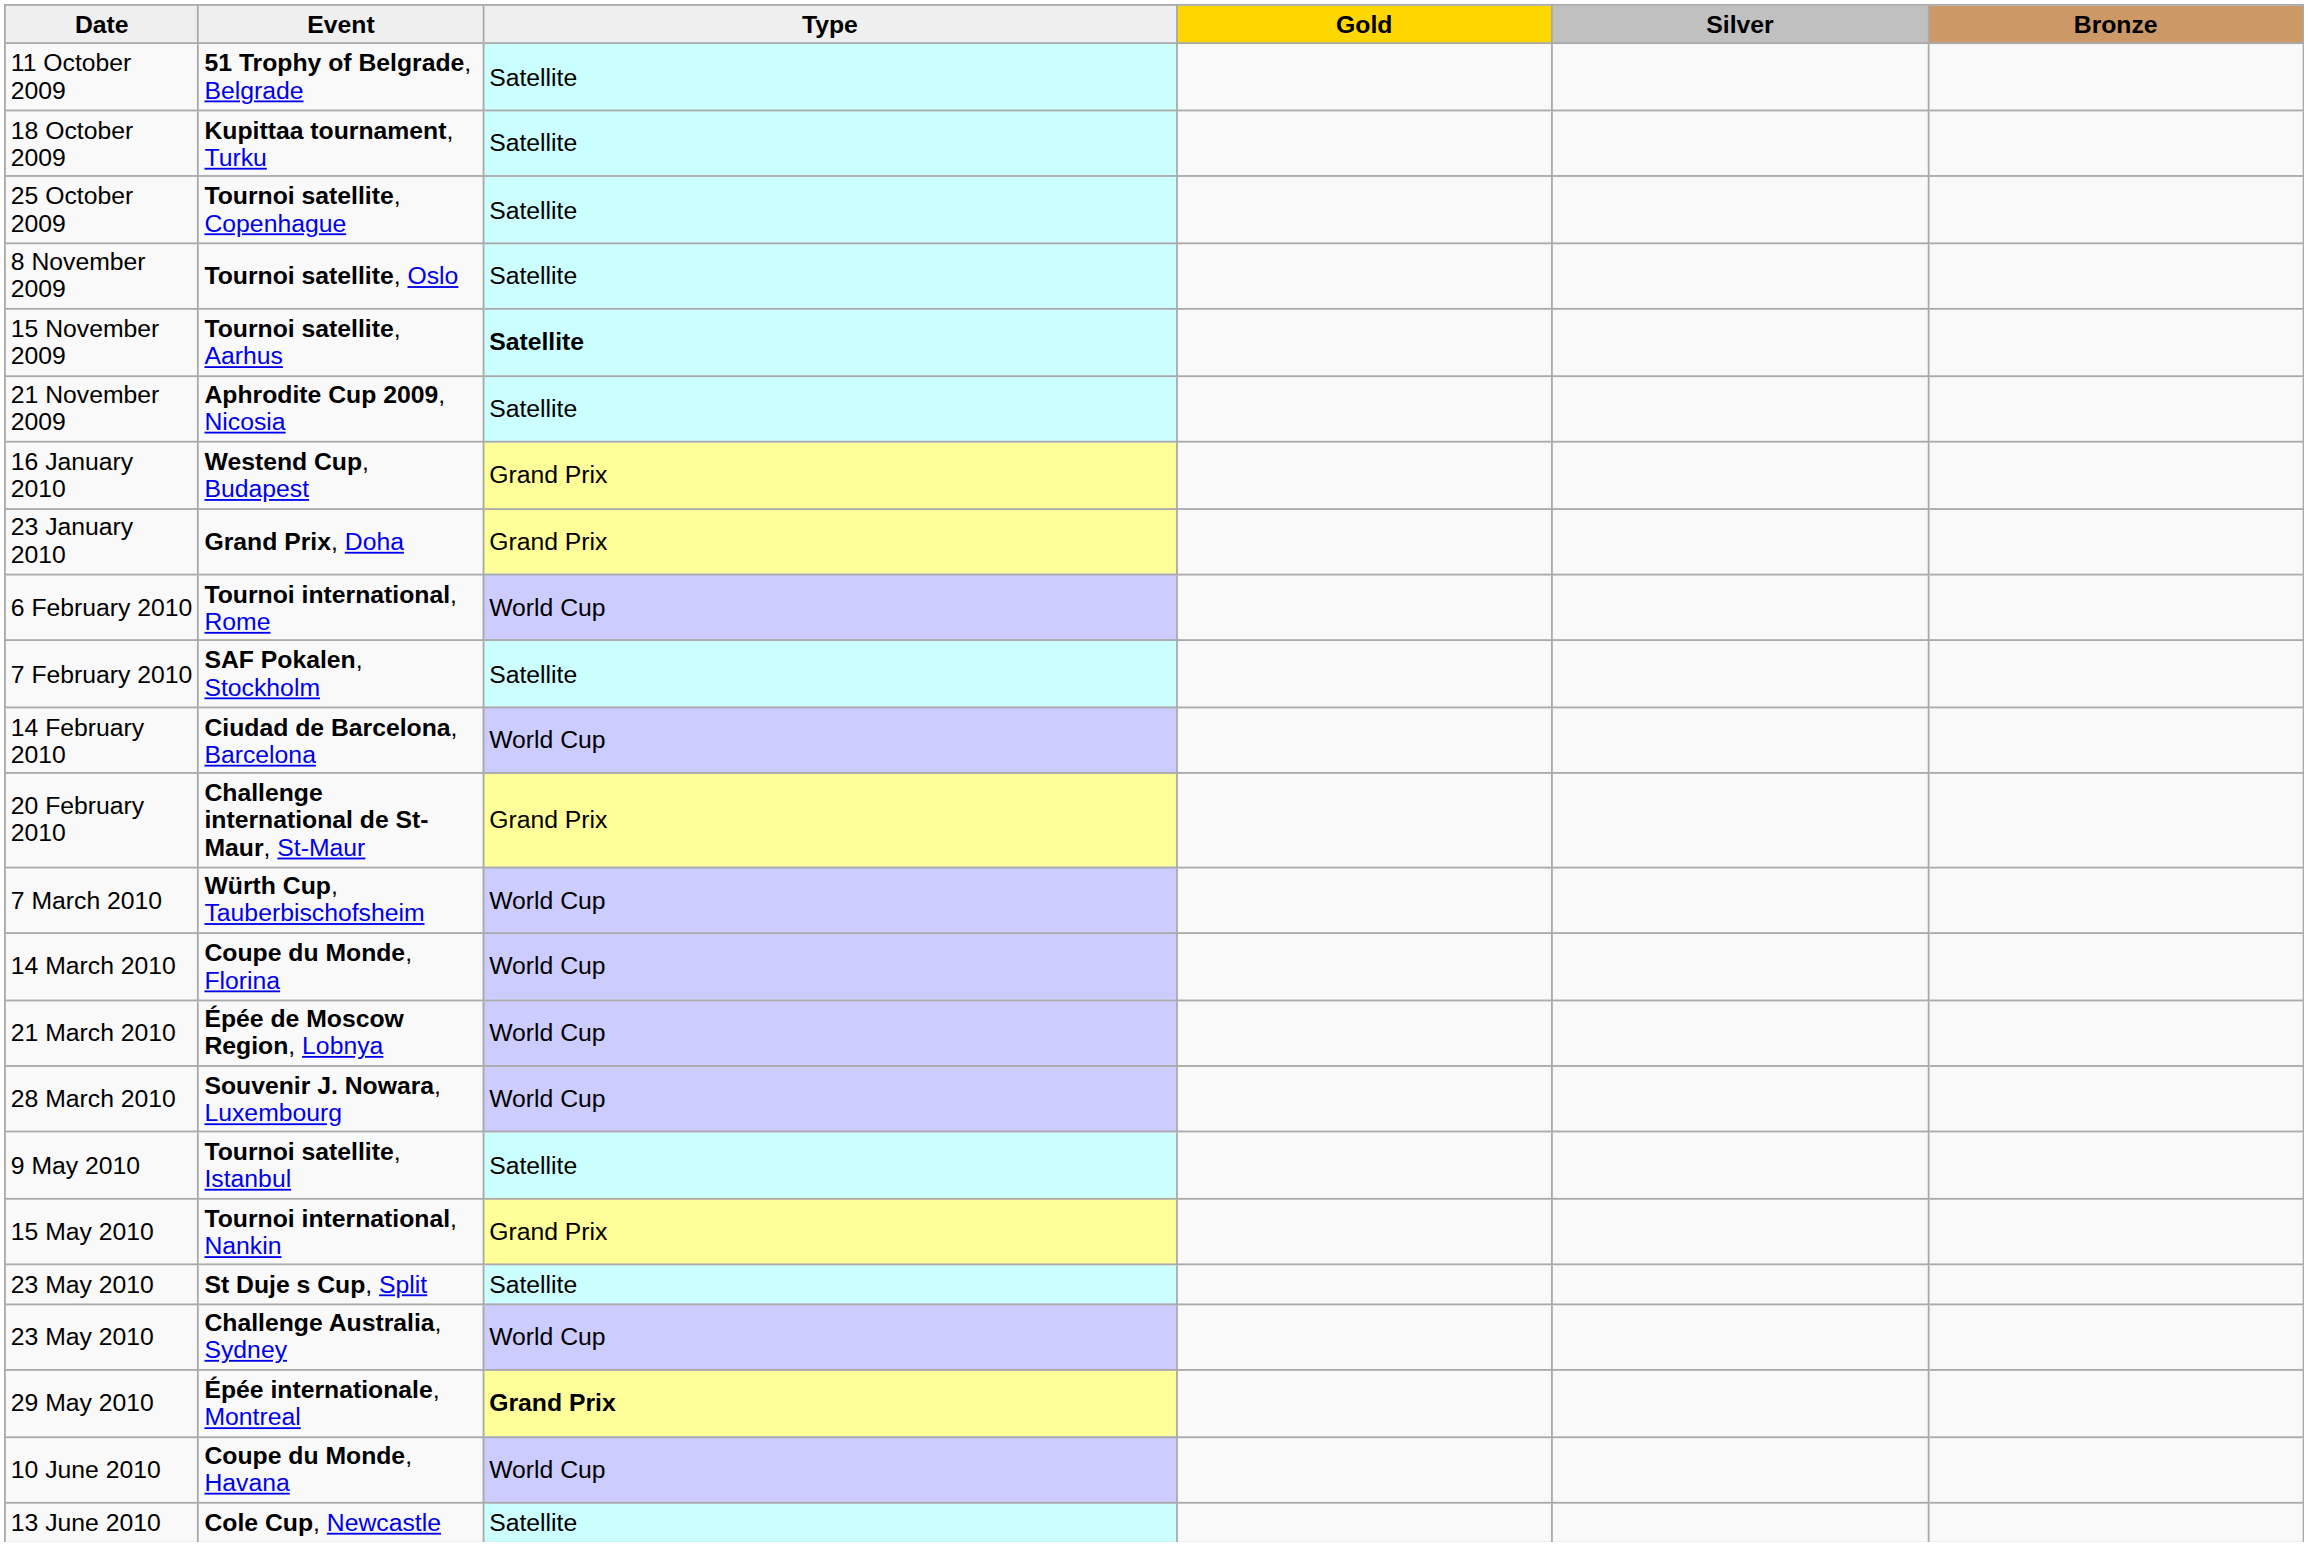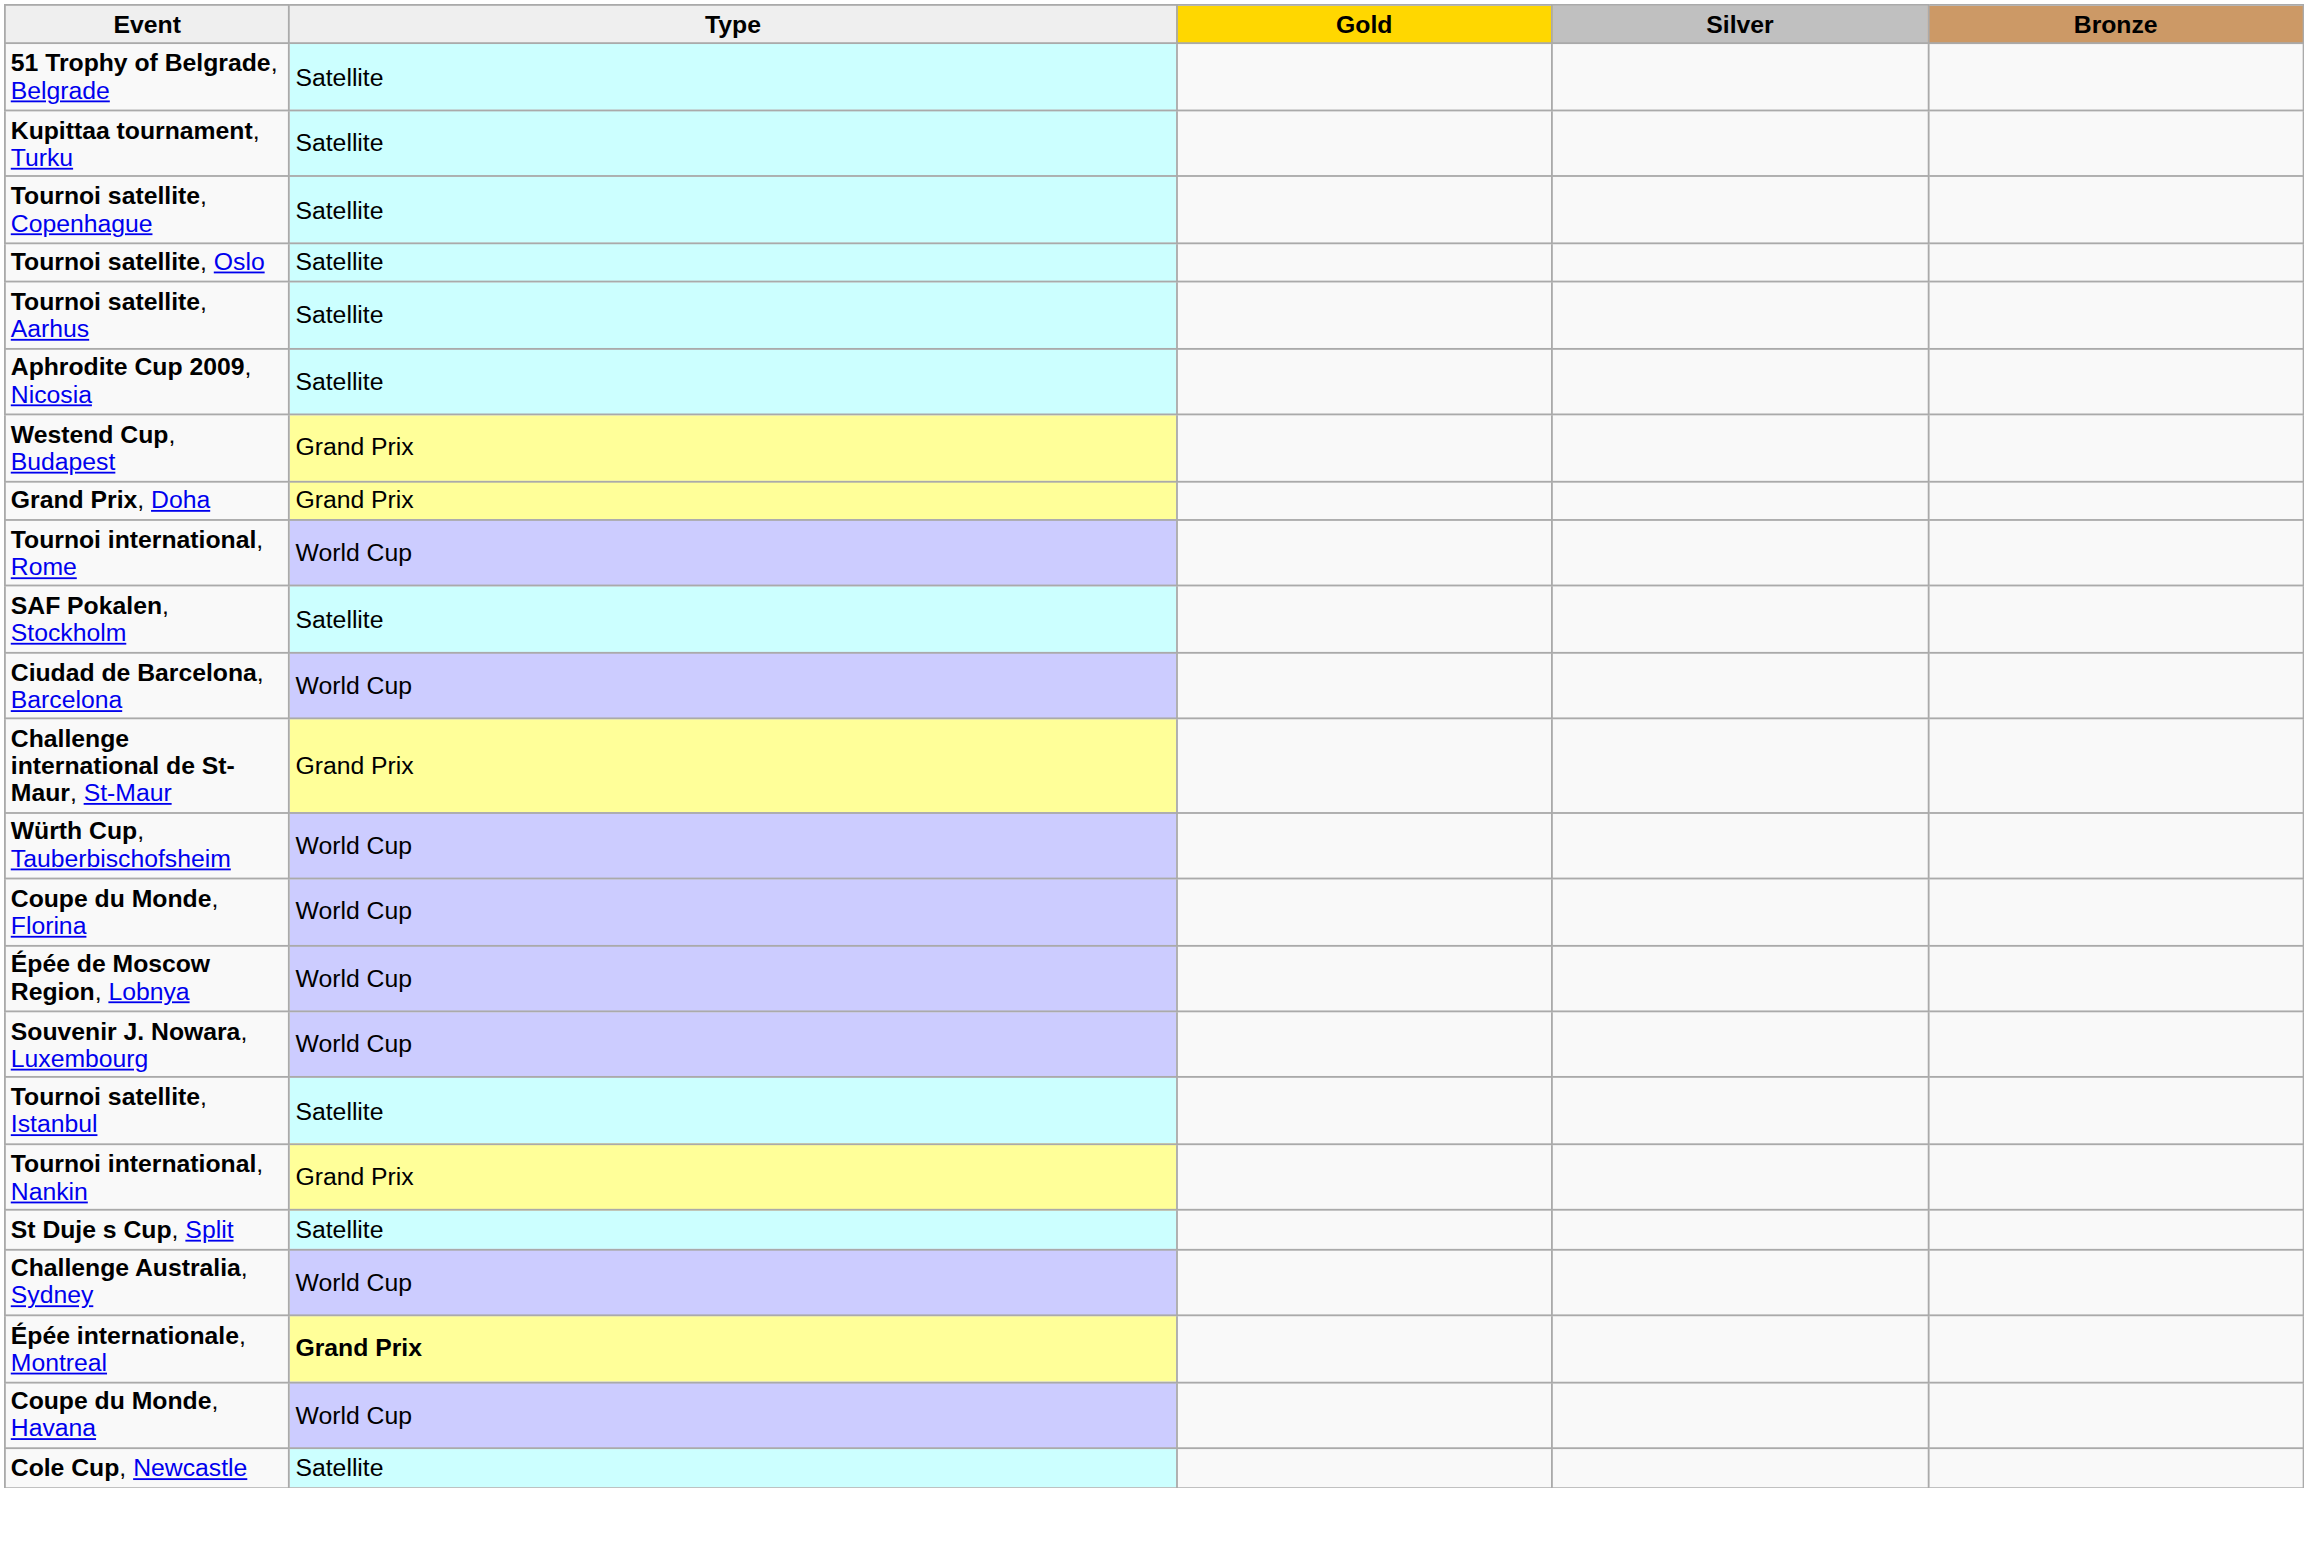- column: (102, 24)
(537, 342) bold -> (340, 315) normal
